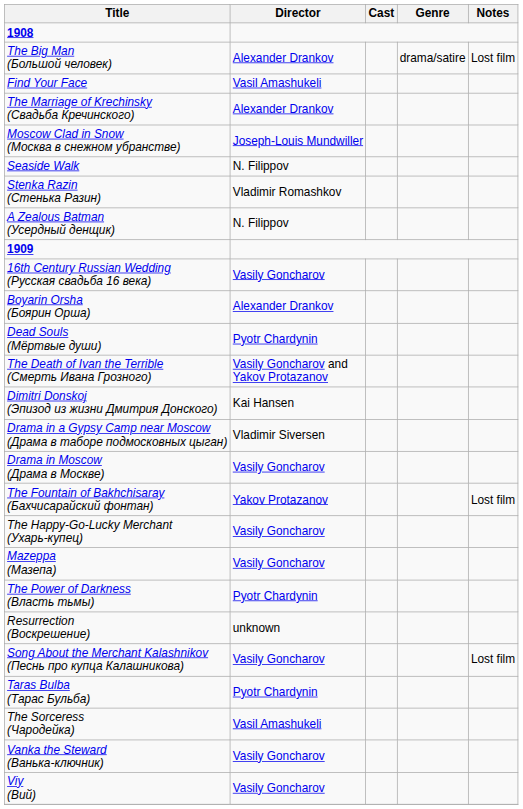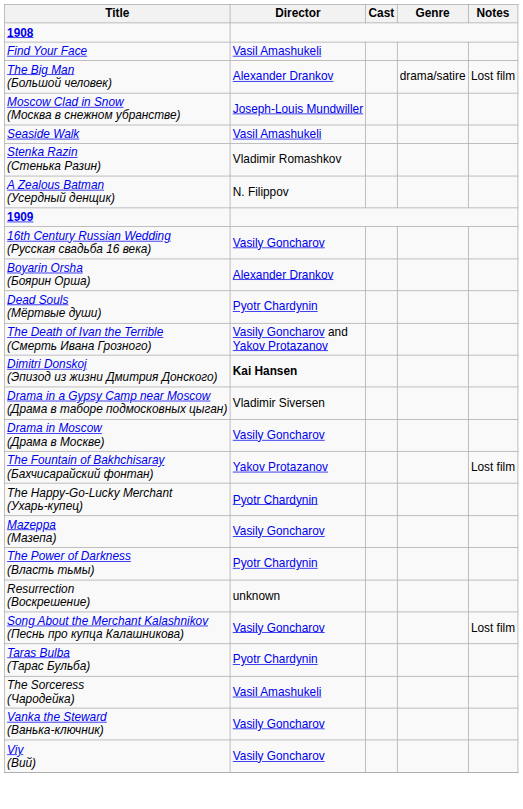rows swapped: (59, 58) <-> (47, 83)
- row: (79, 108)
(261, 166) N. Filippov -> (277, 134) Vasil Amashukeli
(263, 403) normal -> (265, 371) bold
(279, 531) Vasily Goncharov -> (275, 499) Pyotr Chardynin
